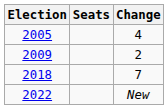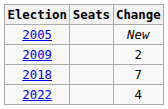(138, 35) 4 -> (138, 35) New
(138, 95) New -> (138, 95) 4
